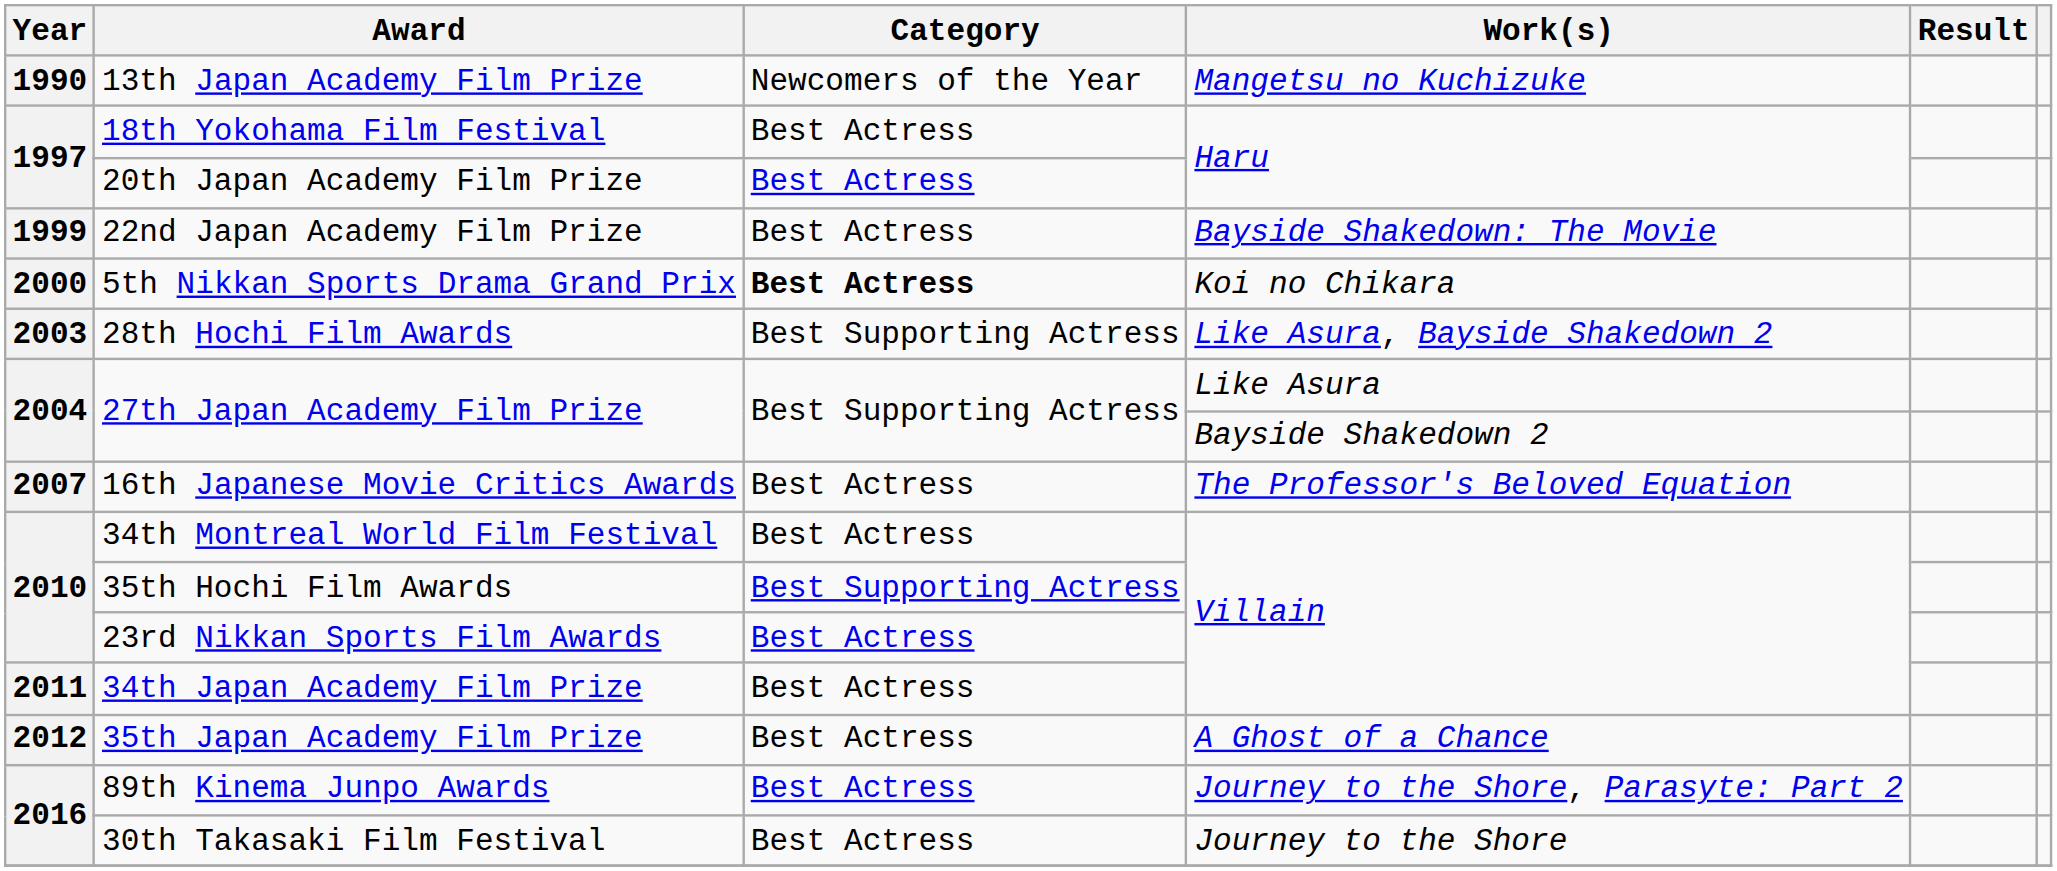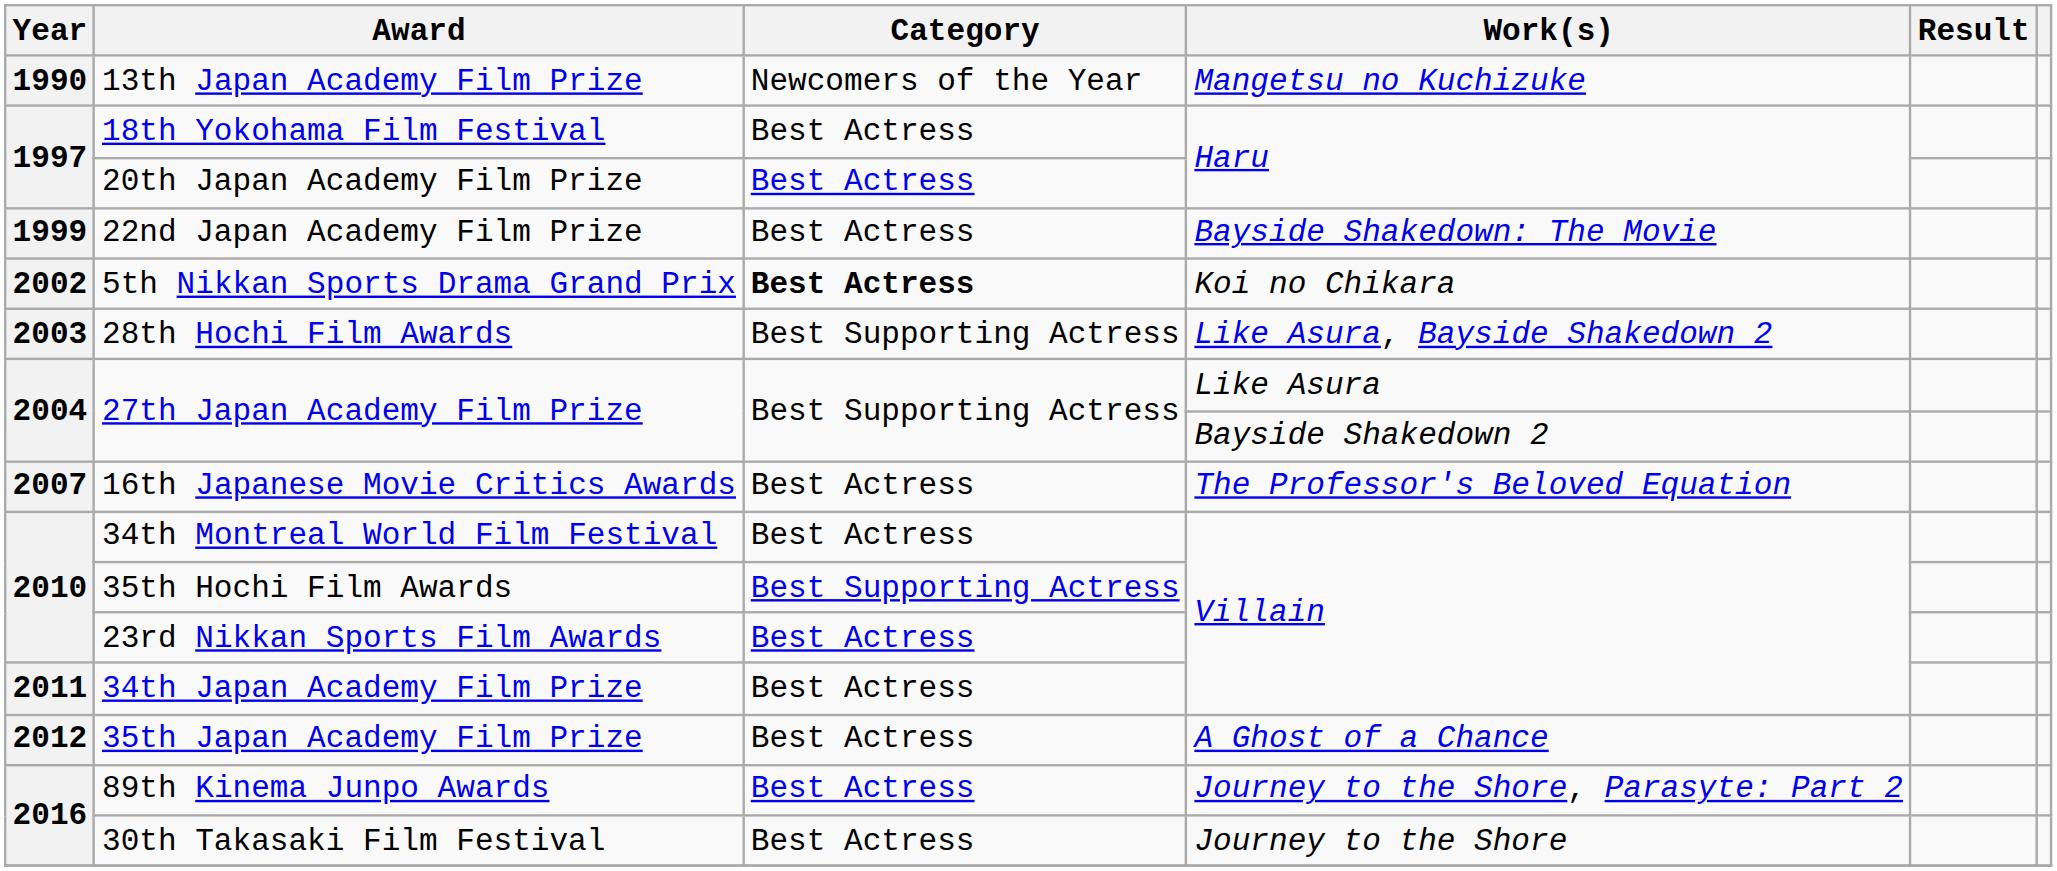(50, 284) 2000 -> (50, 284) 2002
